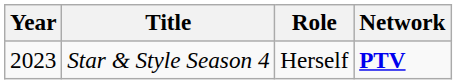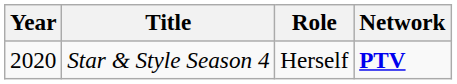(33, 59) 2023 -> (33, 59) 2020
